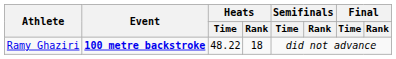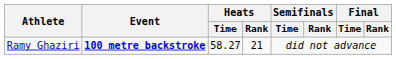(225, 45) 48.22 -> (225, 45) 58.27
(257, 45) 18 -> (257, 45) 21
